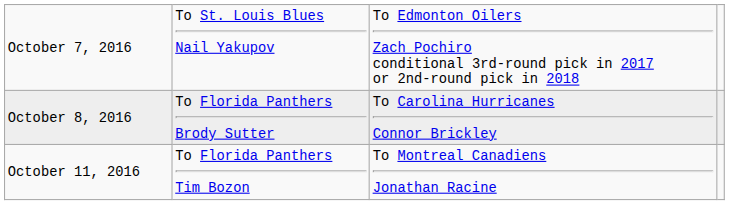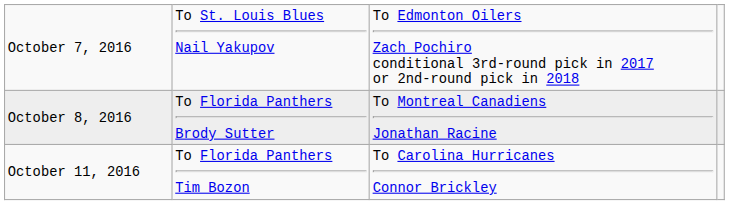(543, 118) To Carolina Hurricanes Connor Brickley -> (543, 118) To Montreal Canadiens Jonathan Racine
(543, 172) To Montreal Canadiens Jonathan Racine -> (543, 172) To Carolina Hurricanes Connor Brickley
